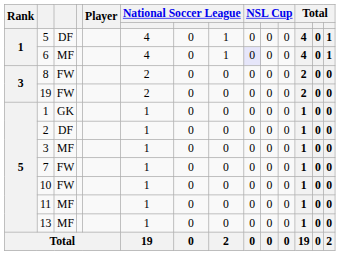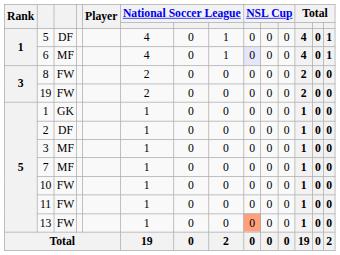(66, 167) FW -> (66, 167) MF
(66, 204) MF -> (66, 204) FW
(66, 222) MF -> (66, 222) FW
(252, 222) no background -> (252, 222) lightsalmon background
